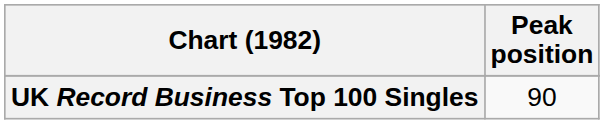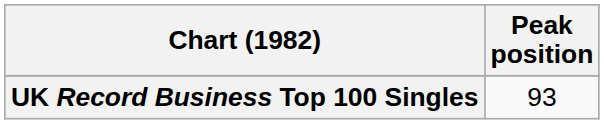(542, 97) 90 -> (542, 97) 93
